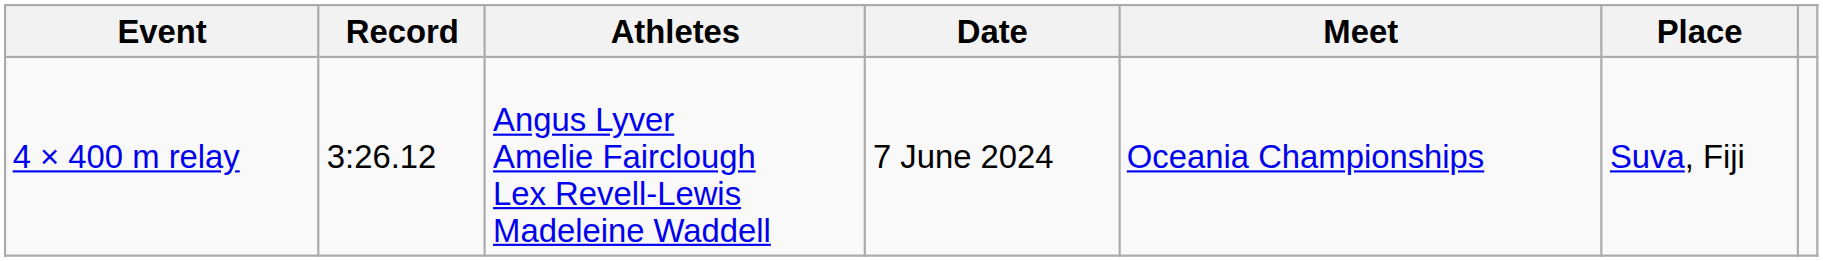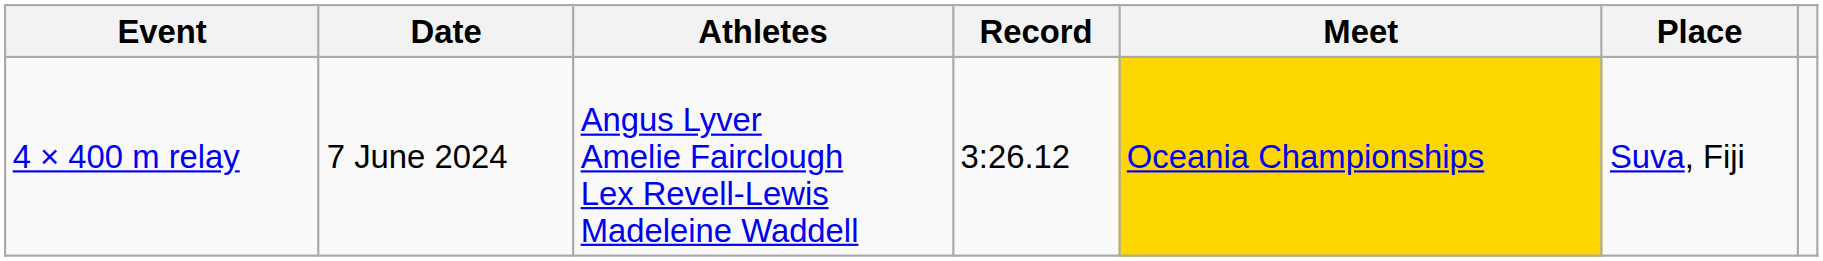columns swapped: (402, 31) <-> (992, 31)
(1306, 157) no background -> (1306, 157) gold background
